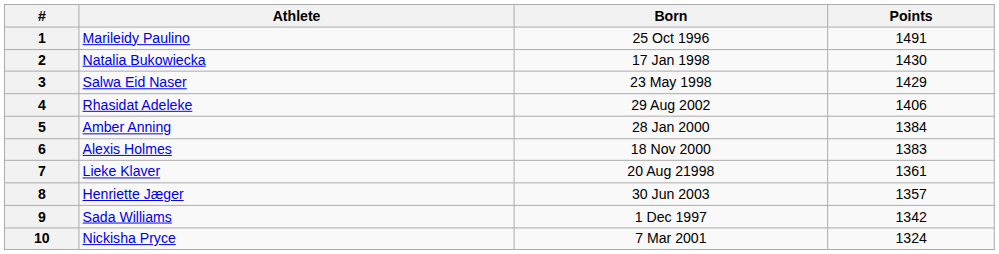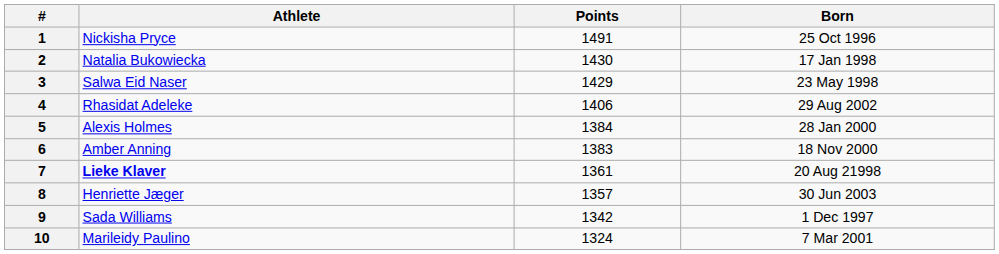columns swapped: (671, 16) <-> (911, 16)
(136, 38) Marileidy Paulino -> (129, 38) Nickisha Pryce
(127, 128) Amber Anning -> (127, 128) Alexis Holmes
(127, 150) Alexis Holmes -> (127, 150) Amber Anning
(121, 172) normal -> (124, 172) bold
(129, 239) Nickisha Pryce -> (136, 239) Marileidy Paulino
